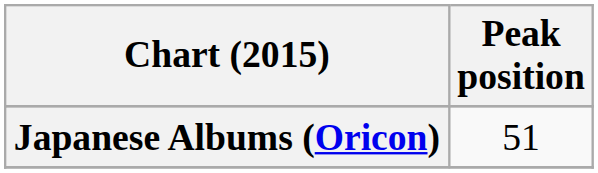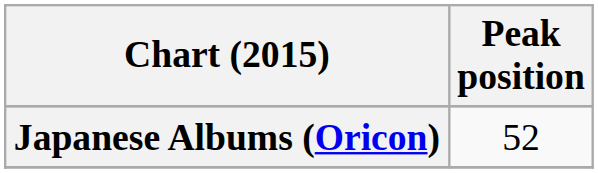(521, 136) 51 -> (521, 136) 52
